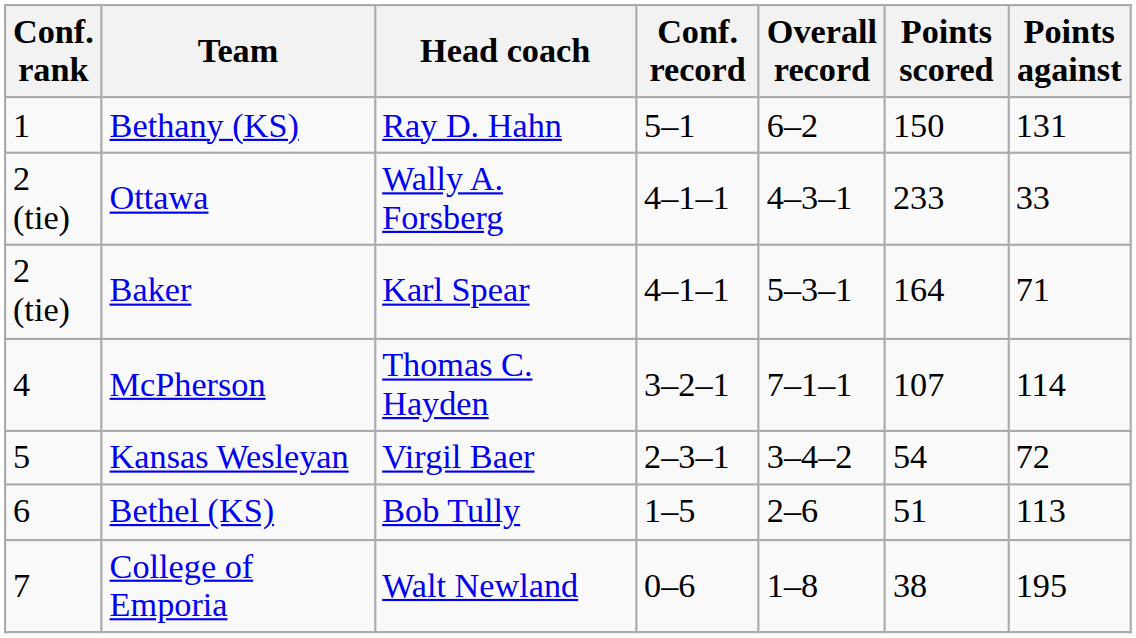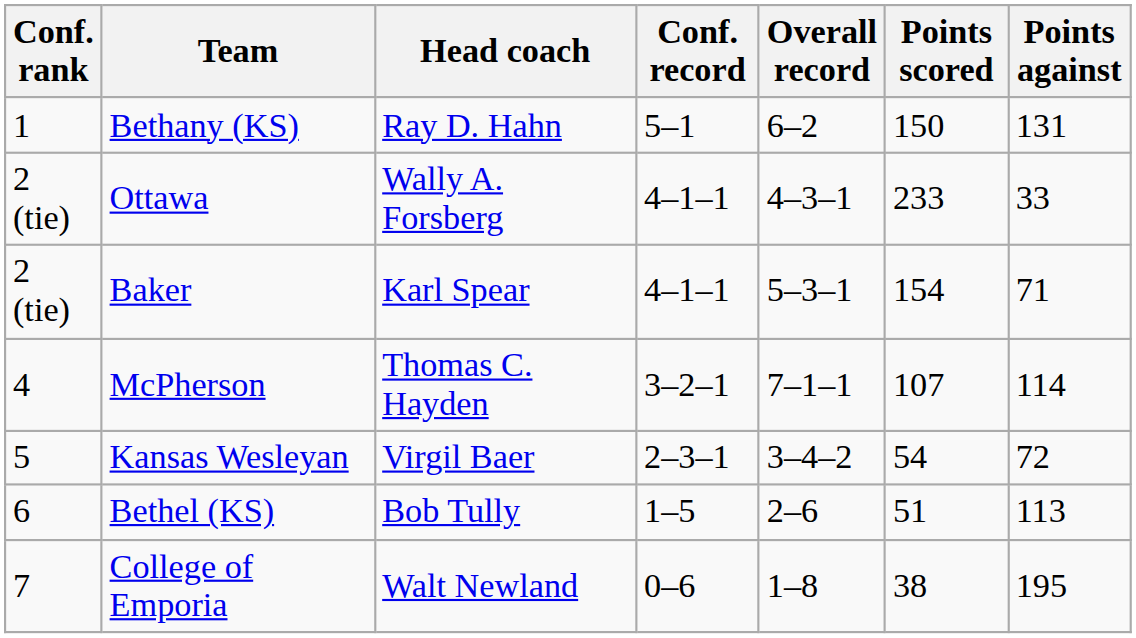(919, 290) 164 -> (919, 290) 154
